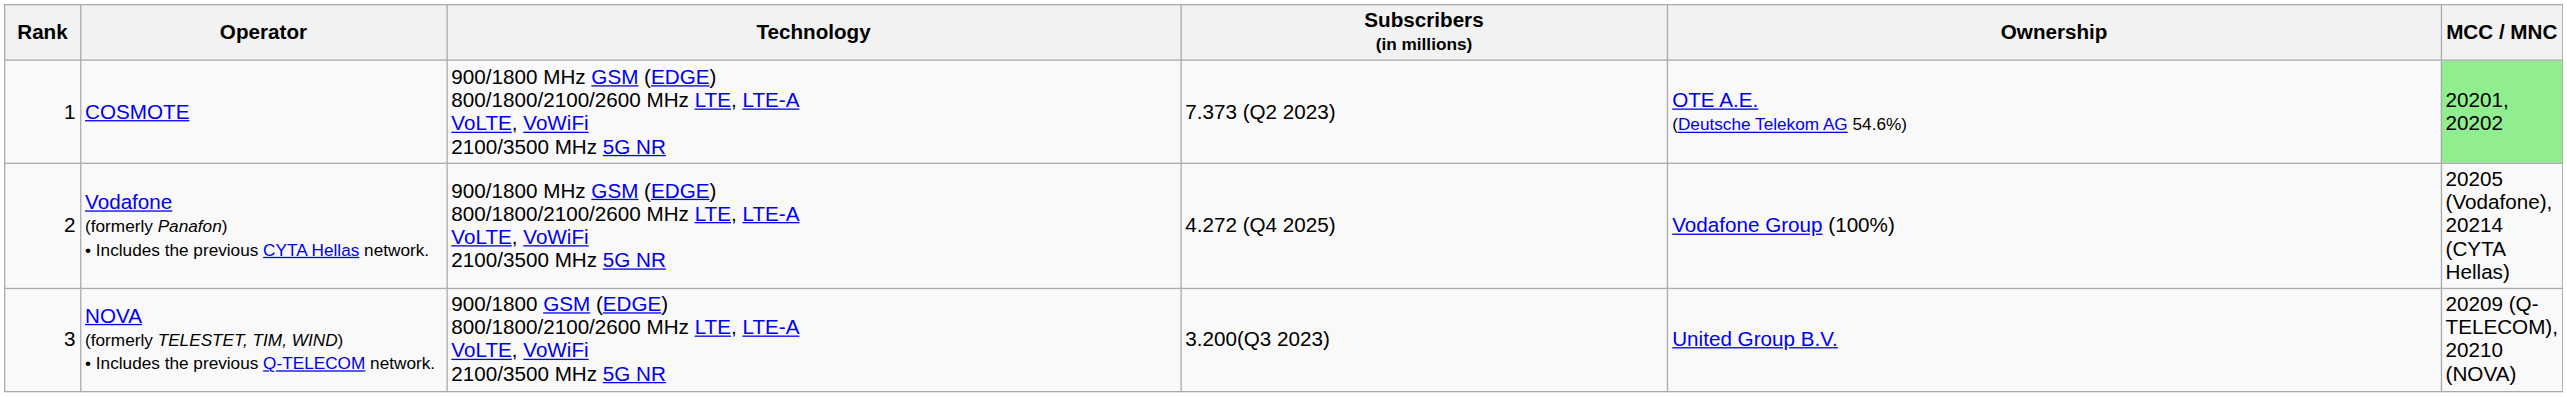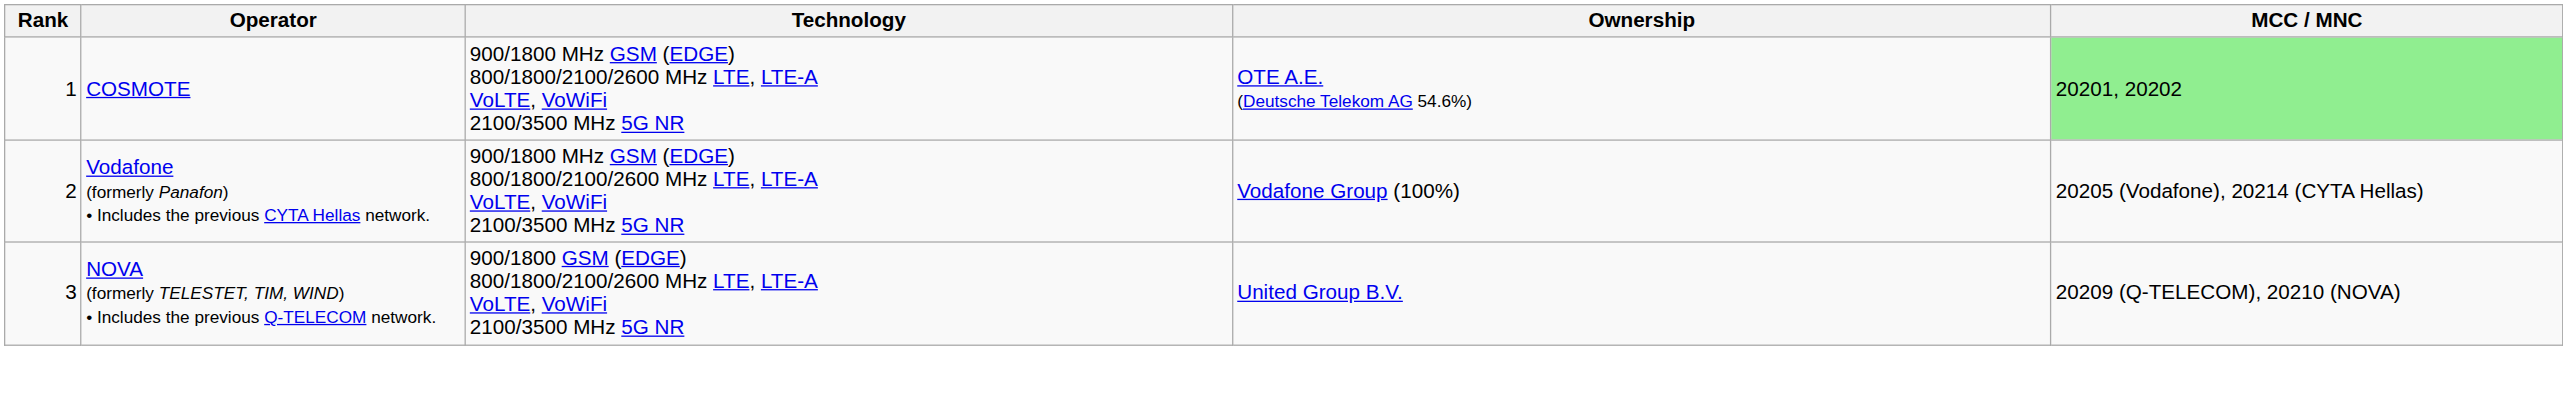- column: (1424, 32)
